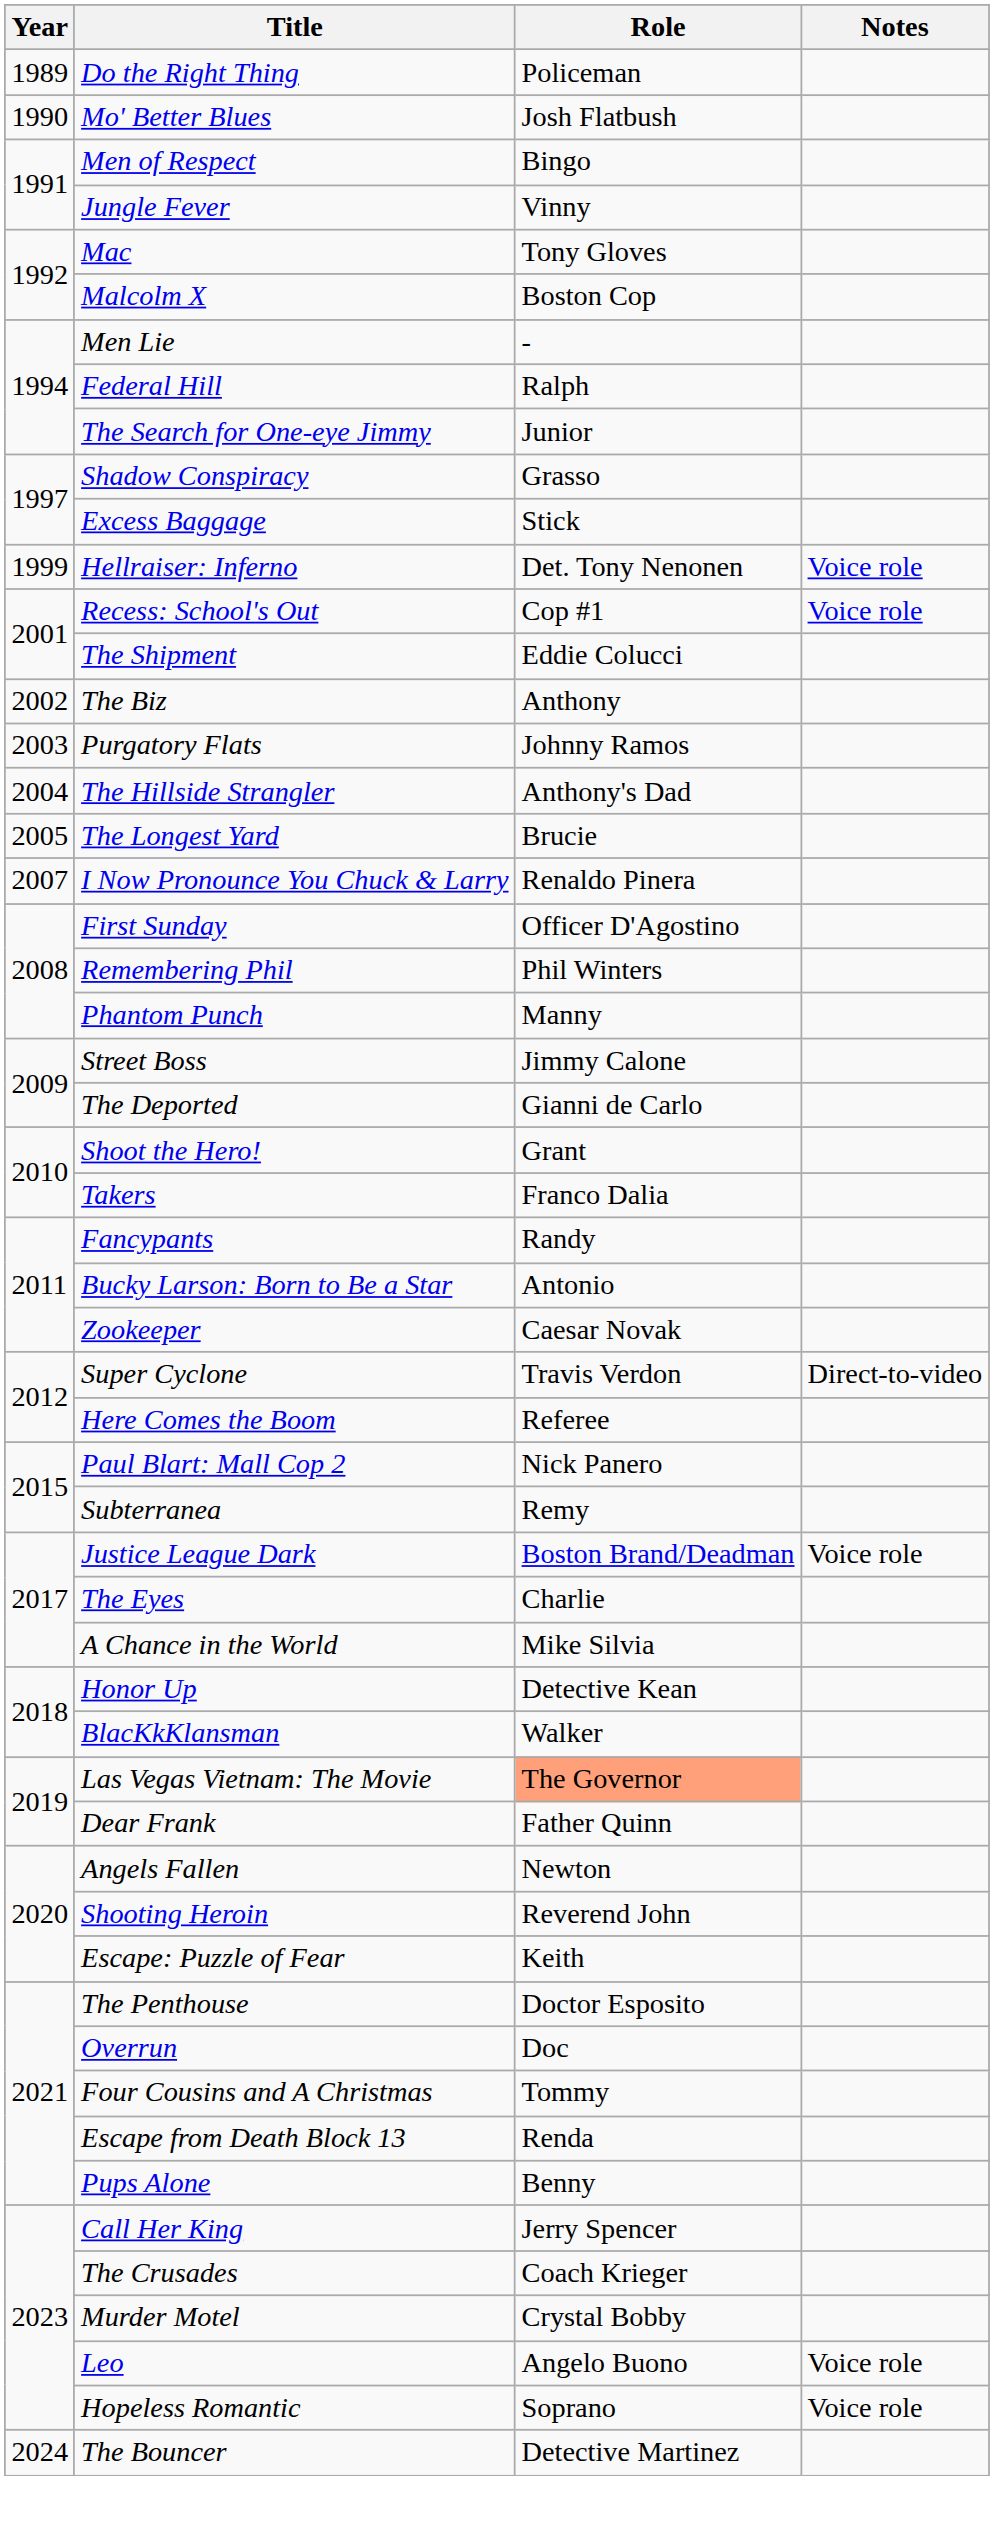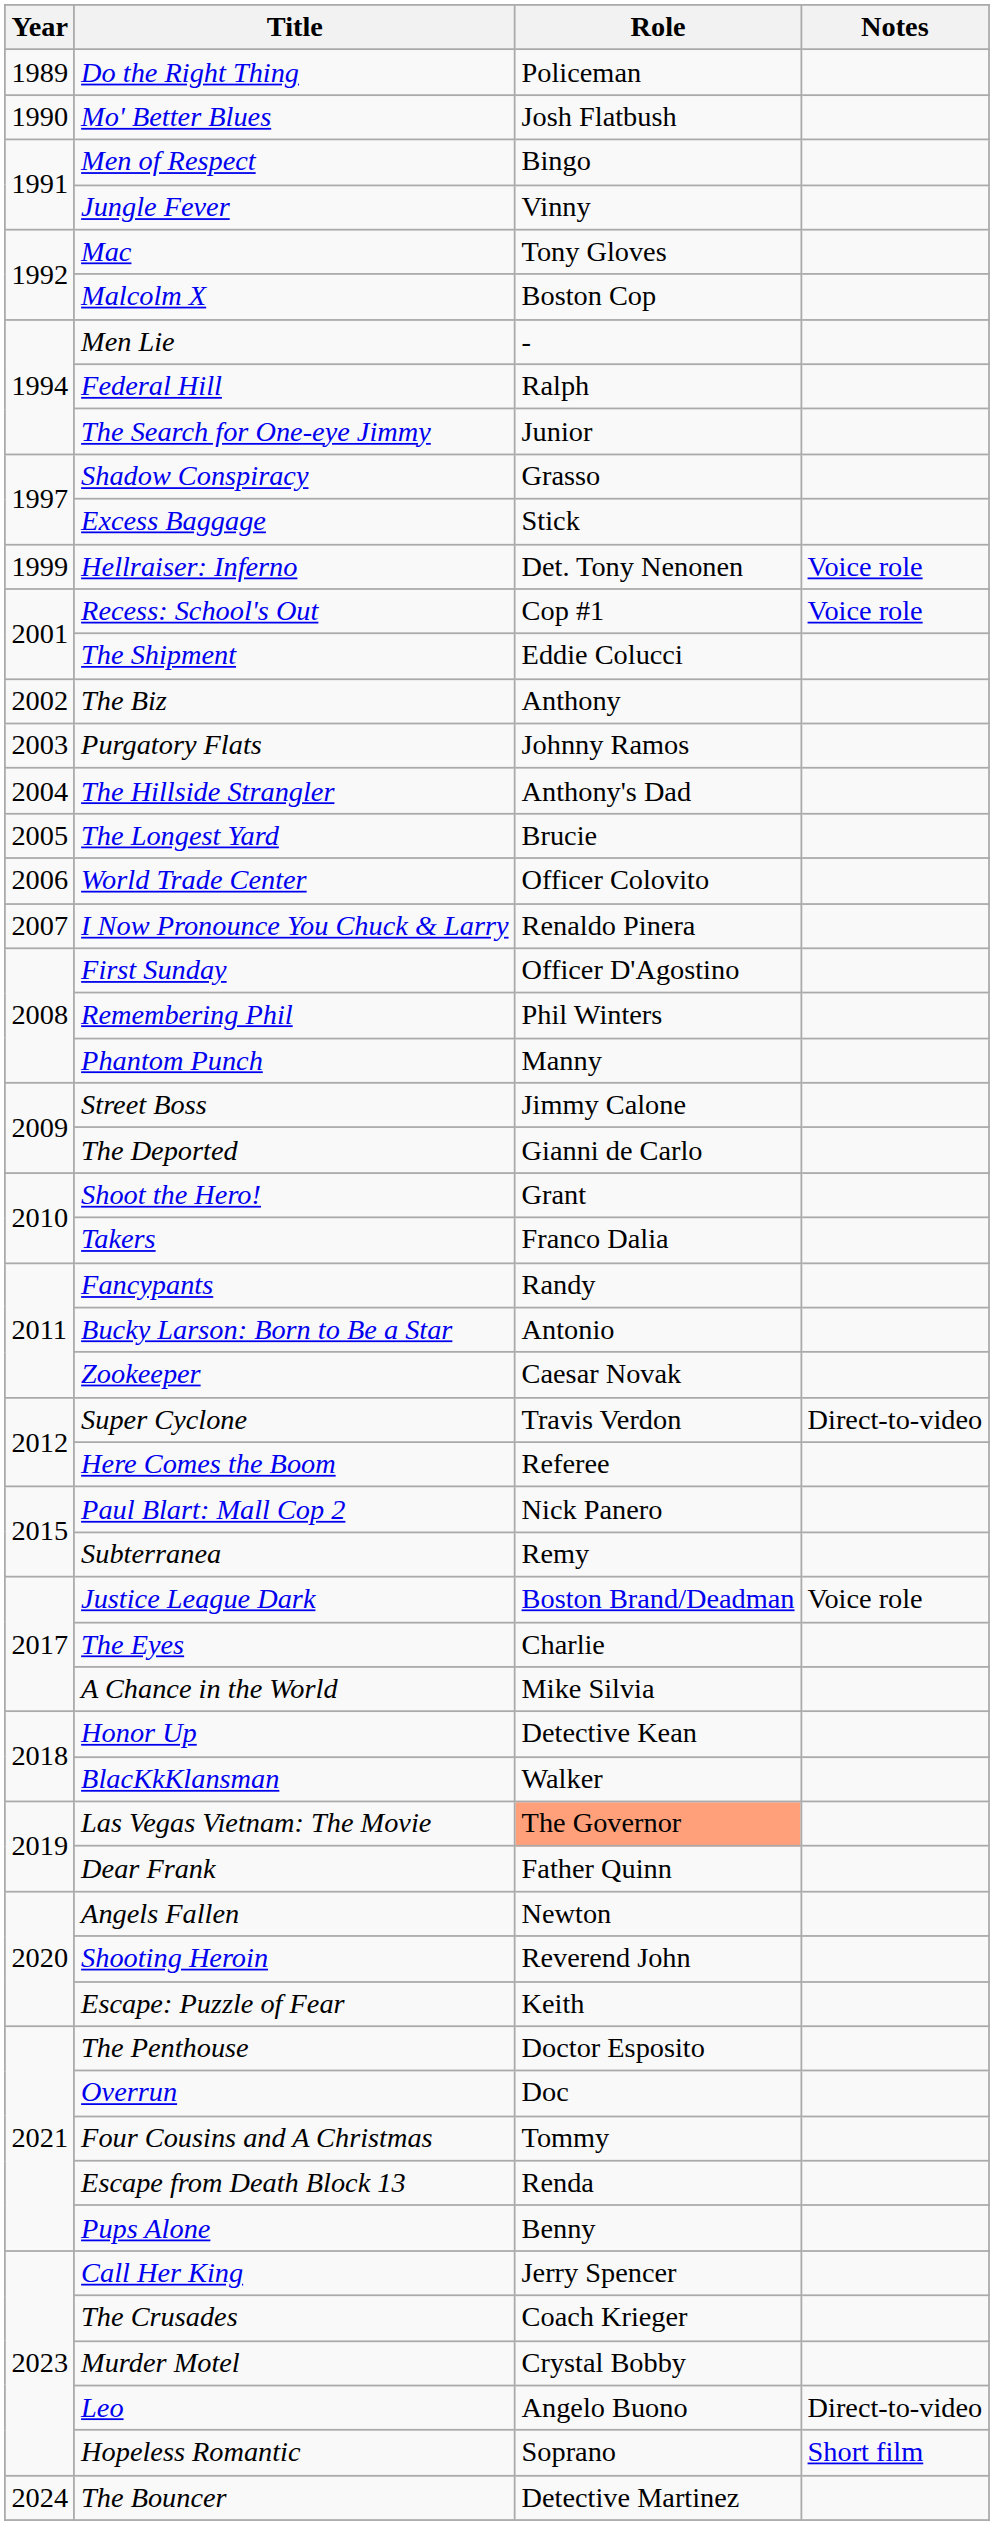+ row: (194, 880)
(865, 2362) Voice role -> (895, 2407) Direct-to-video
(865, 2407) Voice role -> (865, 2452) Short film
